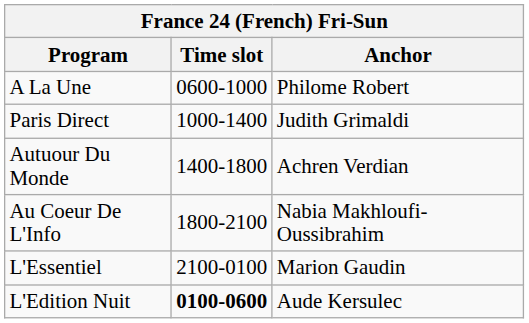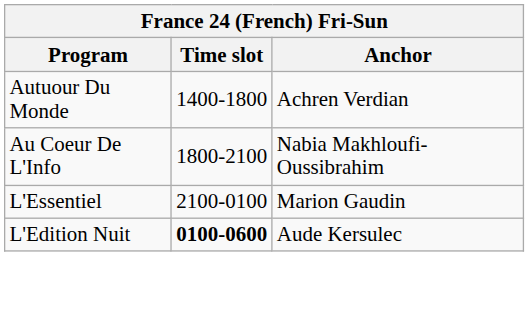- row: (50, 87)
- row: (59, 120)
